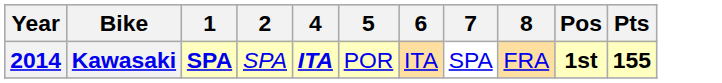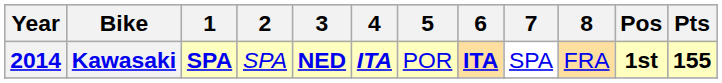+ column: (322, 23)
(421, 59) normal -> (481, 59) bold
